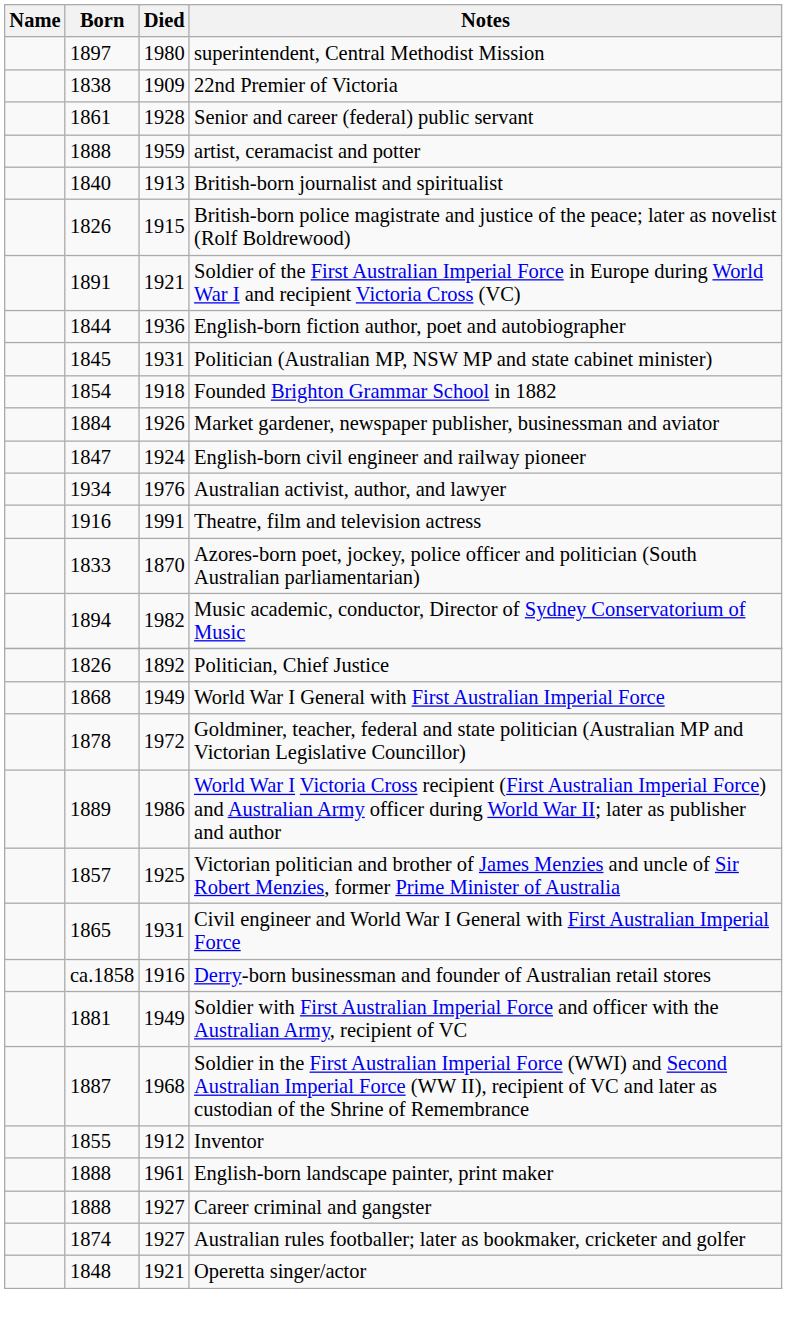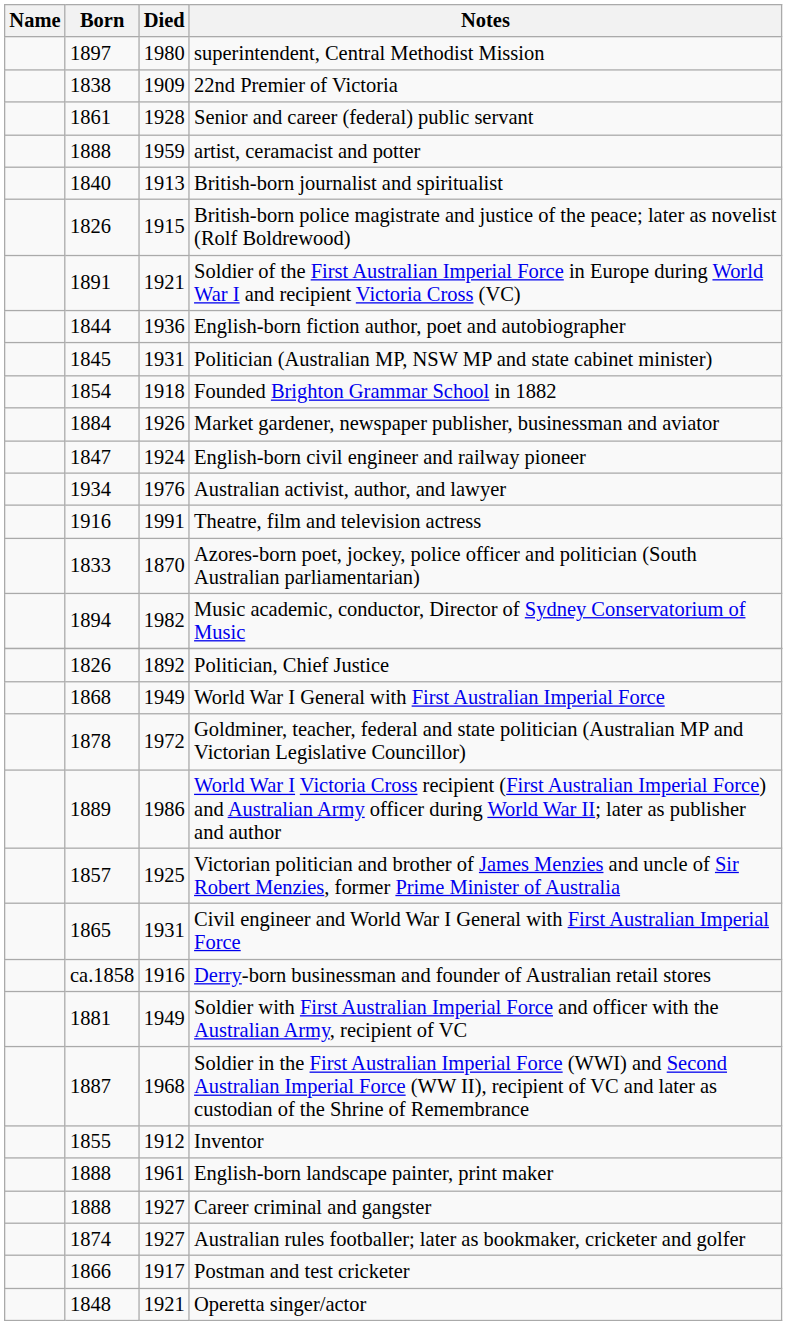+ row: (302, 1271)
